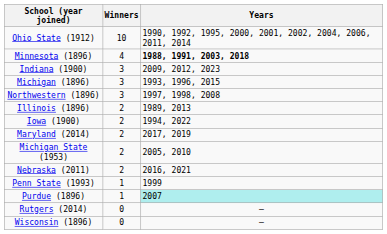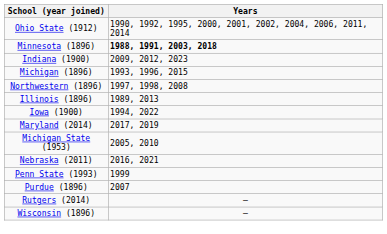- column: (122, 16)
(152, 196) paleturquoise background -> (120, 187) no background
